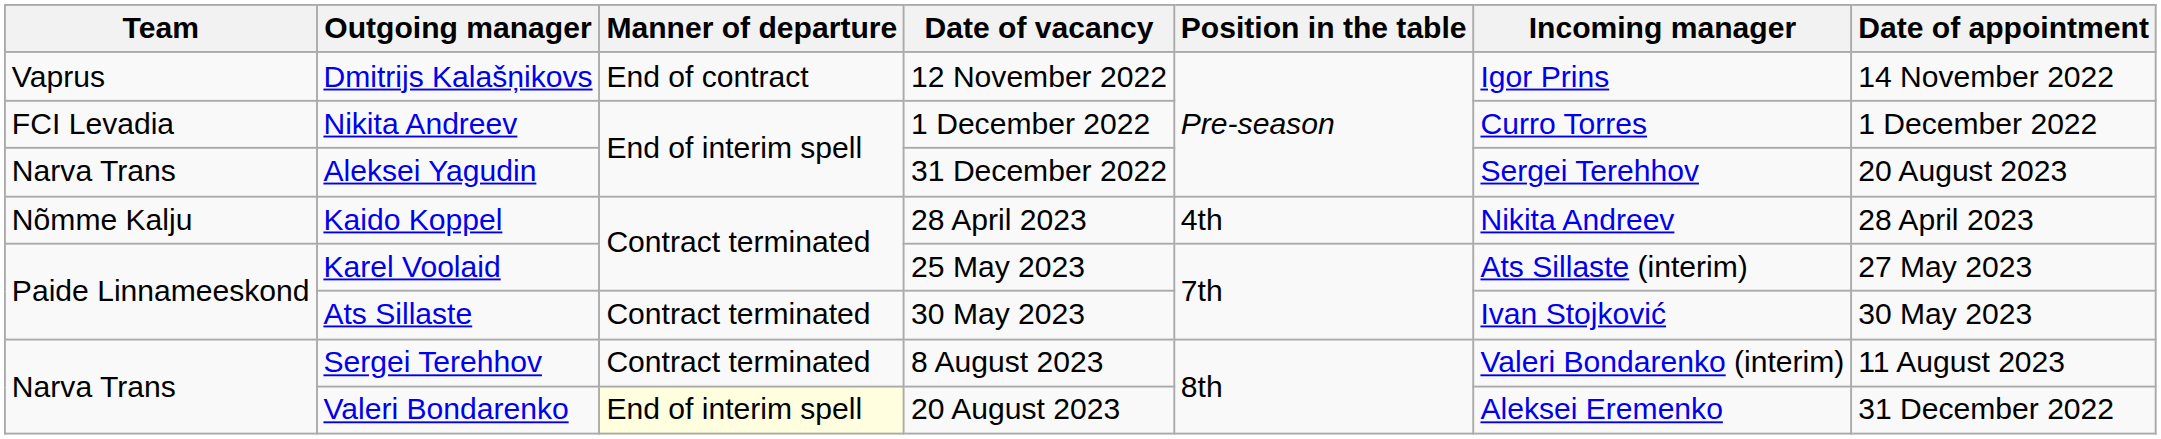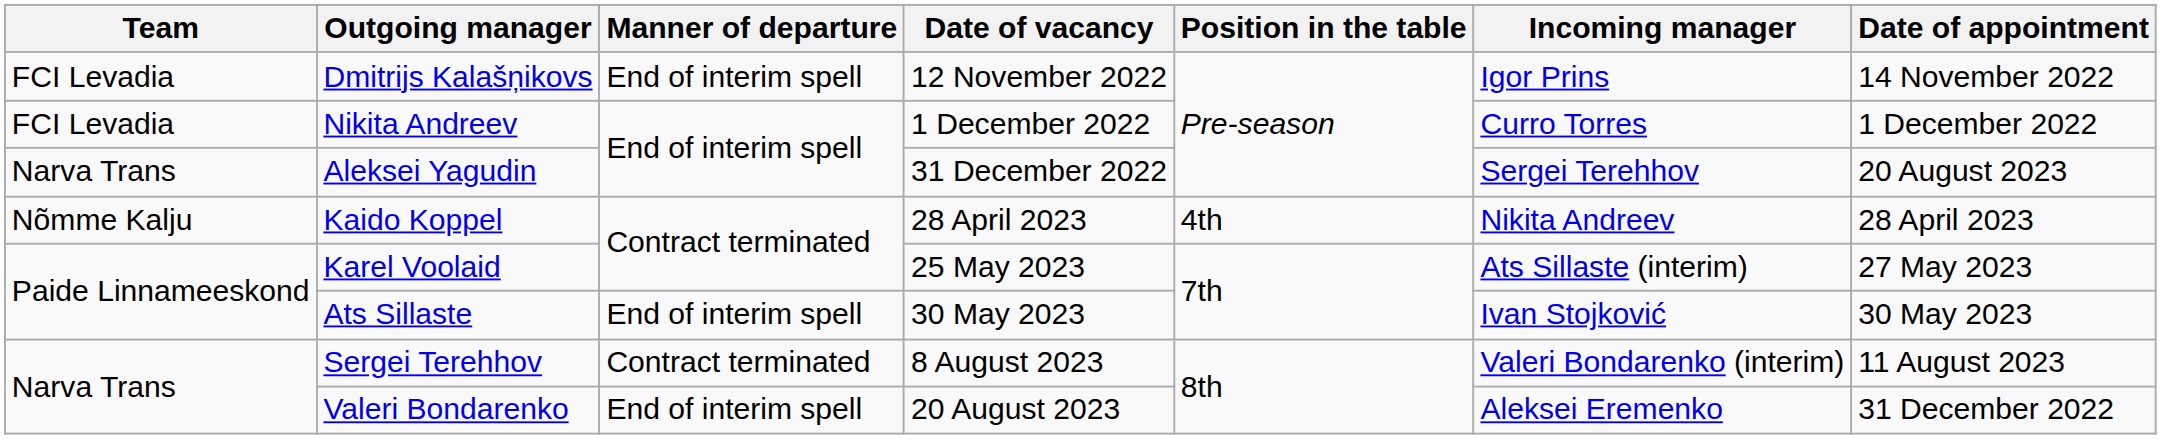(58, 76) Vaprus -> (93, 76) FCI Levadia
(708, 76) End of contract -> (734, 76) End of interim spell
(738, 314) Contract terminated -> (734, 314) End of interim spell
(734, 409) lightyellow background -> (734, 409) no background
